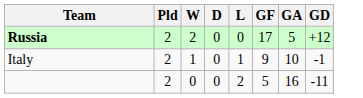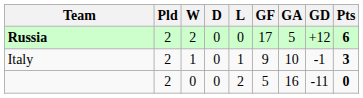+ column: (346, 15)
